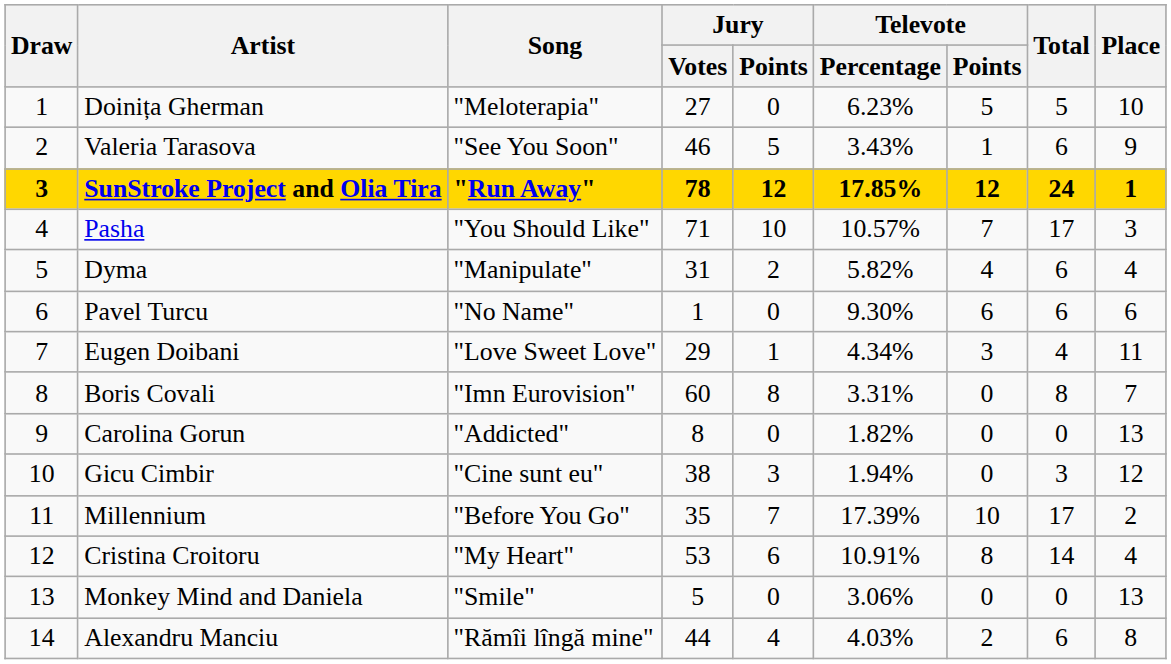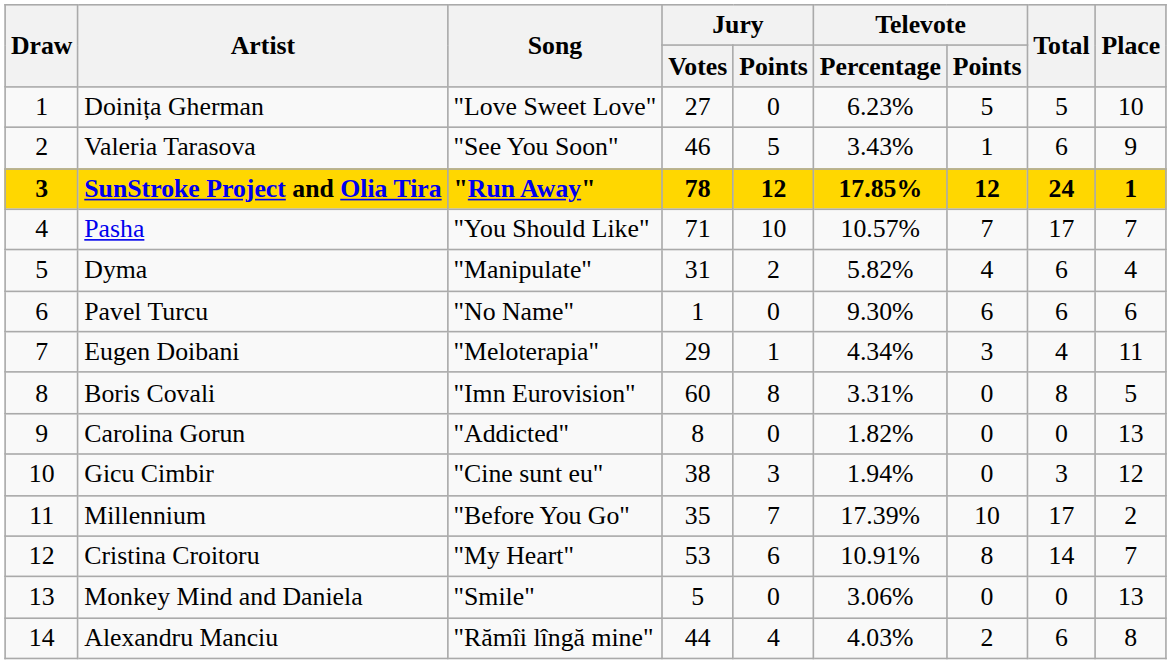(526, 106) "Meloterapia" -> (555, 106) "Love Sweet Love"
(1131, 229) 3 -> (1131, 229) 7
(555, 351) "Love Sweet Love" -> (526, 351) "Meloterapia"
(1131, 392) 7 -> (1131, 392) 5
(1131, 556) 4 -> (1131, 556) 7
